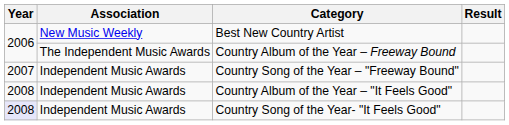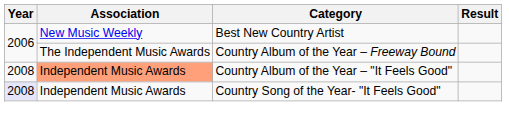- row: (337, 71)
(113, 91) no background -> (113, 71) lightsalmon background
